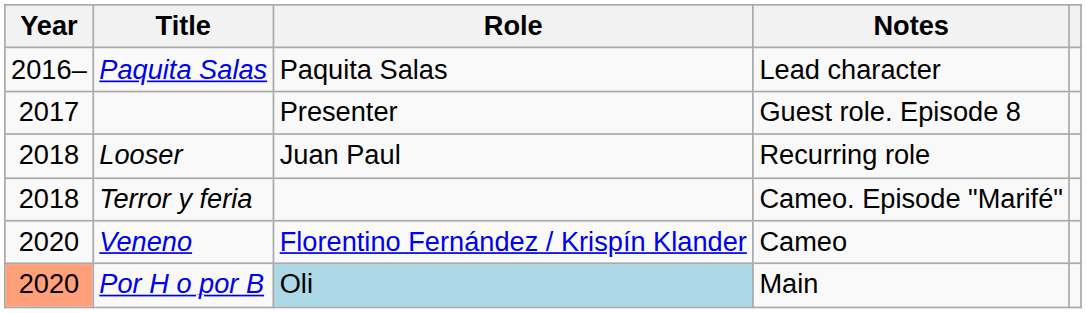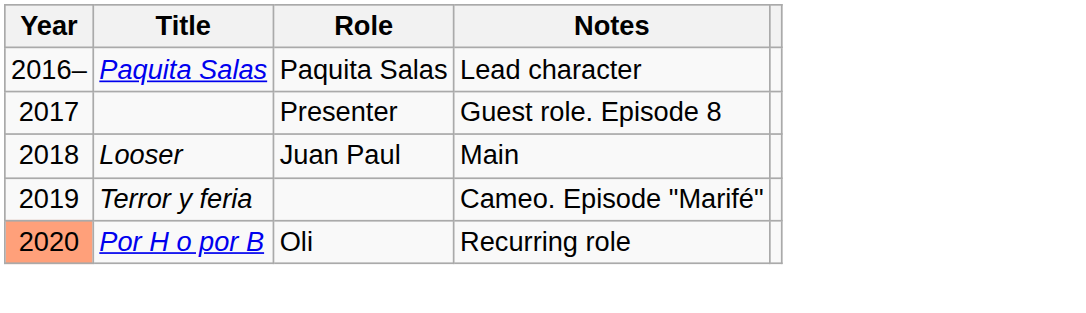(845, 155) Recurring role -> (490, 155) Main
(49, 198) 2018 -> (49, 198) 2019
- row: (146, 241)
(296, 284) lightblue background -> (296, 241) no background
(789, 284) Main -> (545, 241) Recurring role
